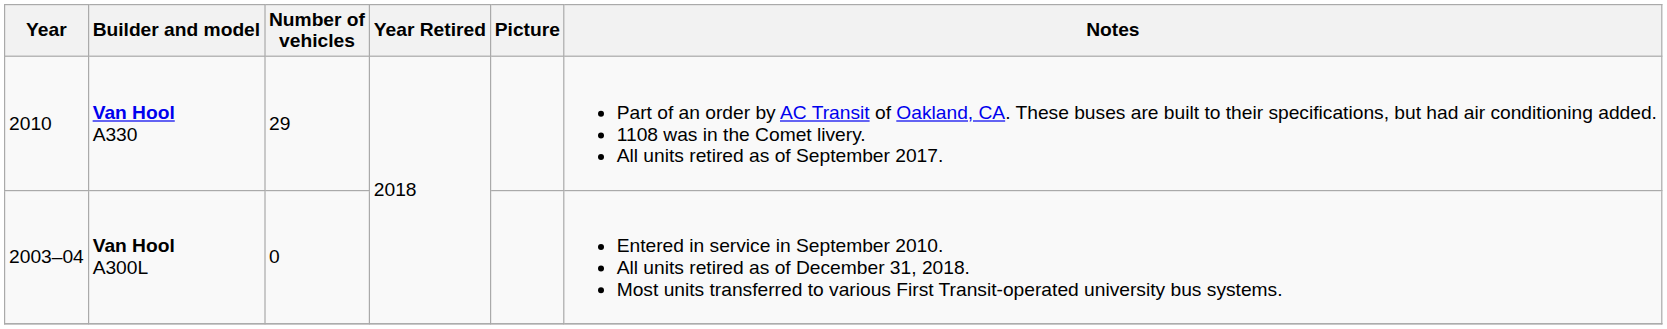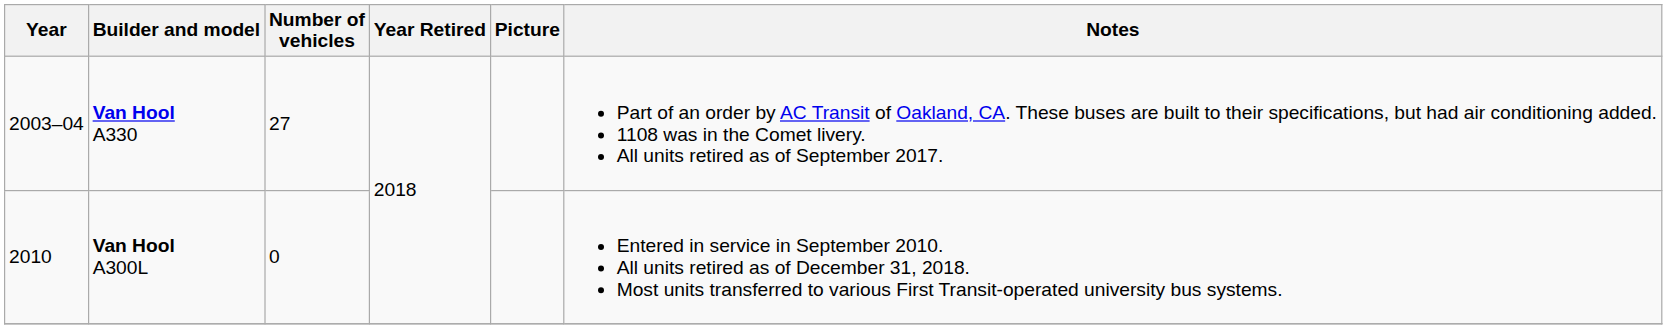(30, 123) 2010 -> (46, 123) 2003–04
(280, 123) 29 -> (280, 123) 27
(46, 257) 2003–04 -> (30, 257) 2010
